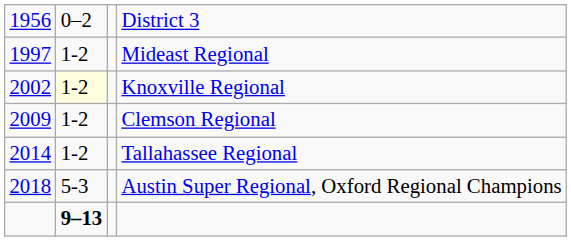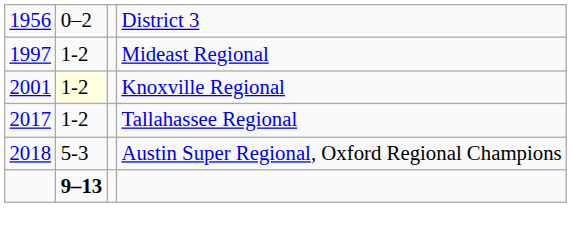(30, 86) 2002 -> (30, 86) 2001
- row: (199, 119)
(30, 152) 2014 -> (30, 119) 2017
